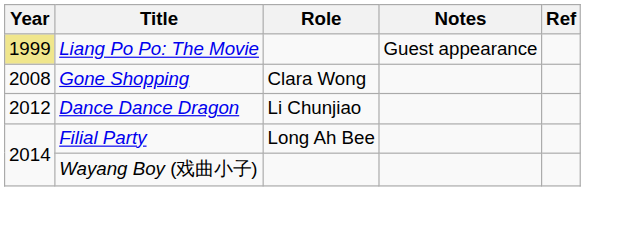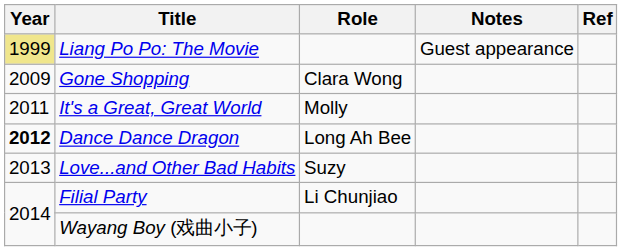(30, 78) 2008 -> (30, 78) 2009
+ row: (160, 108)
(30, 108) normal -> (30, 138) bold
(314, 108) Li Chunjiao -> (358, 138) Long Ah Bee
+ row: (177, 167)
(321, 138) Long Ah Bee -> (351, 197) Li Chunjiao
